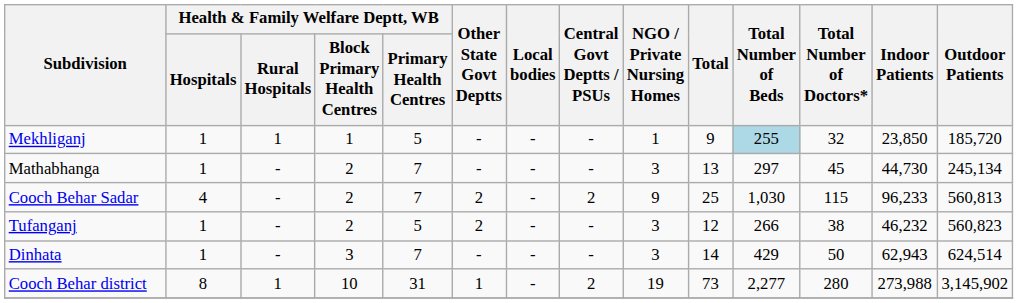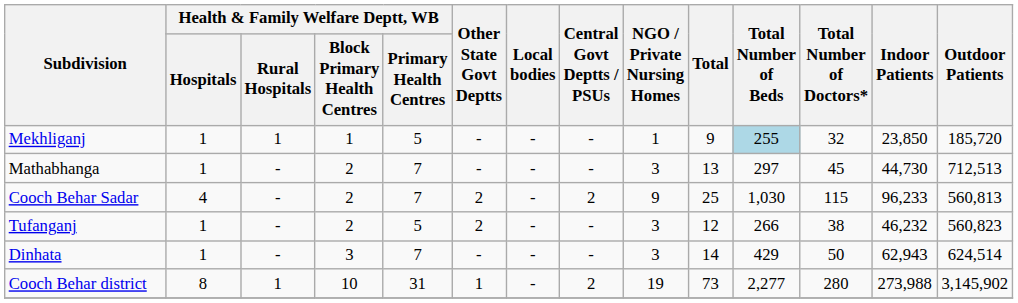(975, 168) 245,134 -> (975, 168) 712,513
